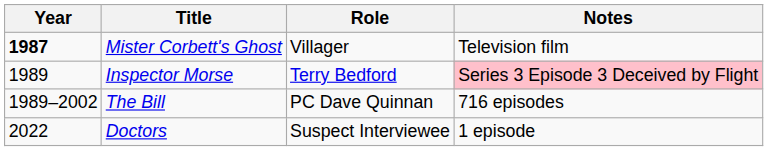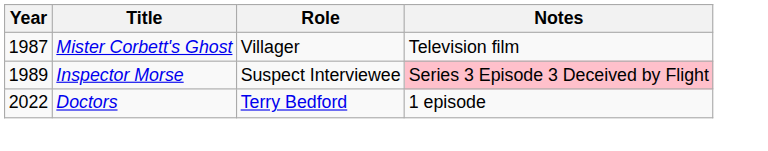(28, 46) bold -> (28, 46) normal
(343, 74) Terry Bedford -> (321, 74) Suspect Interviewee
- row: (135, 103)
(370, 131) Suspect Interviewee -> (294, 103) Terry Bedford
